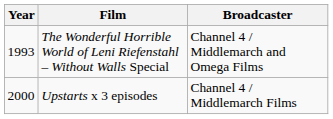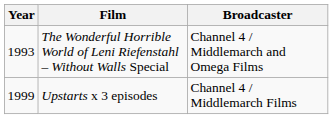(21, 95) 2000 -> (21, 95) 1999
